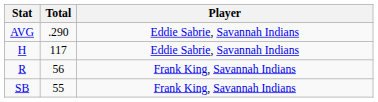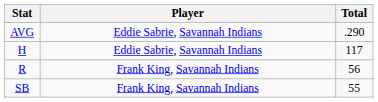columns swapped: (225, 13) <-> (58, 13)
